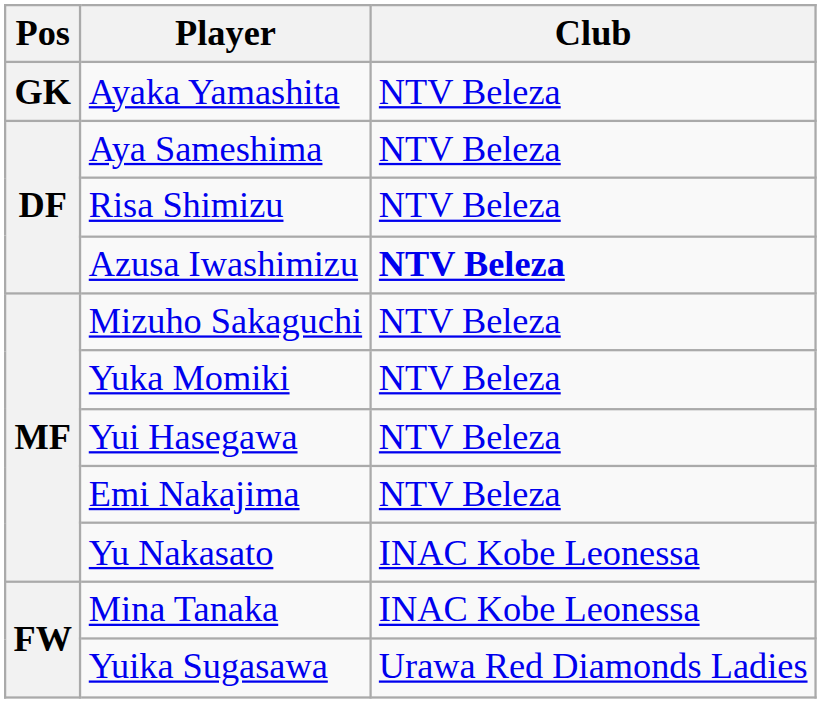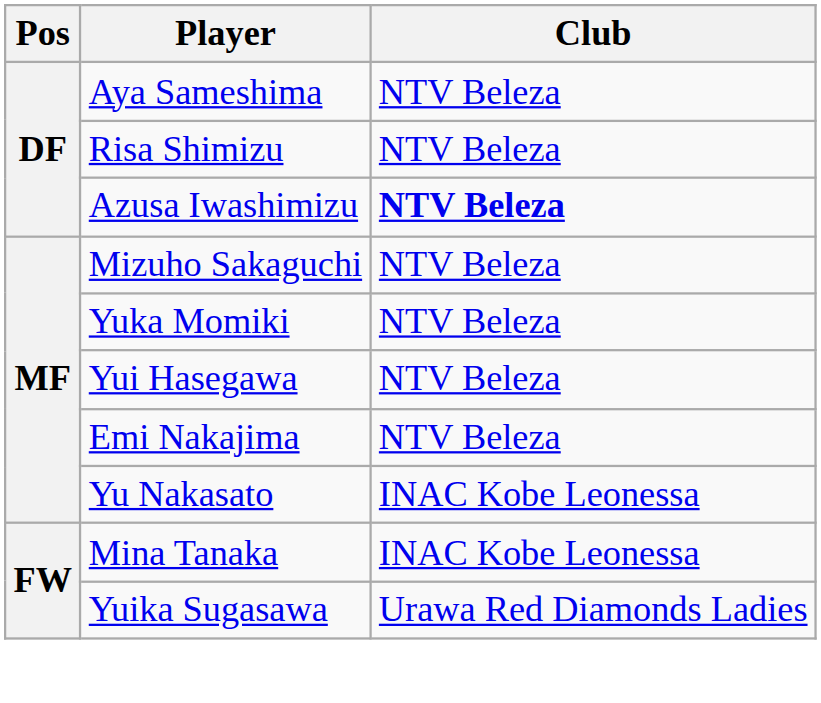- row: (214, 90)
